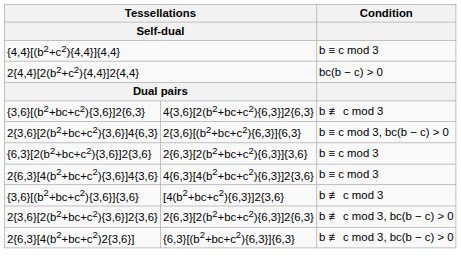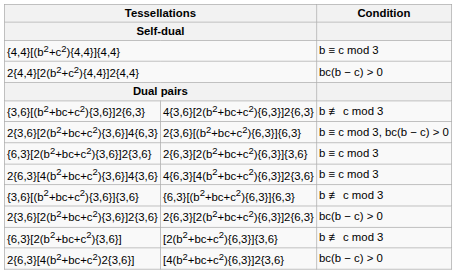(224, 195) [4(b2+bc+c2){6,3}]2{3,6} -> (229, 195) {6,3}[(b2+bc+c2){6,3}]{6,3}
(386, 216) b ≢ c mod 3, bc(b − c) > 0 -> (351, 216) bc(b − c) > 0
+ row: (64, 237)
(229, 237) {6,3}[(b2+bc+c2){6,3}]{6,3} -> (224, 258) [4(b2+bc+c2){6,3}]2{3,6}
(386, 237) b ≢ c mod 3, bc(b − c) > 0 -> (351, 258) bc(b − c) > 0
